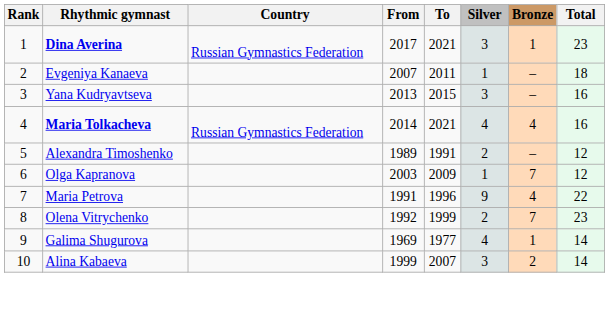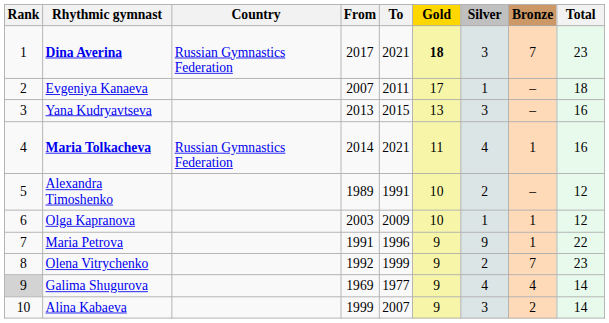+ column: (437, 15)
(533, 44) 1 -> (533, 52) 7
(533, 124) 4 -> (533, 147) 1
(533, 175) 7 -> (533, 221) 1
(533, 196) 4 -> (533, 242) 1
(23, 240) no background -> (23, 285) lightgrey background
(533, 240) 1 -> (533, 285) 4
